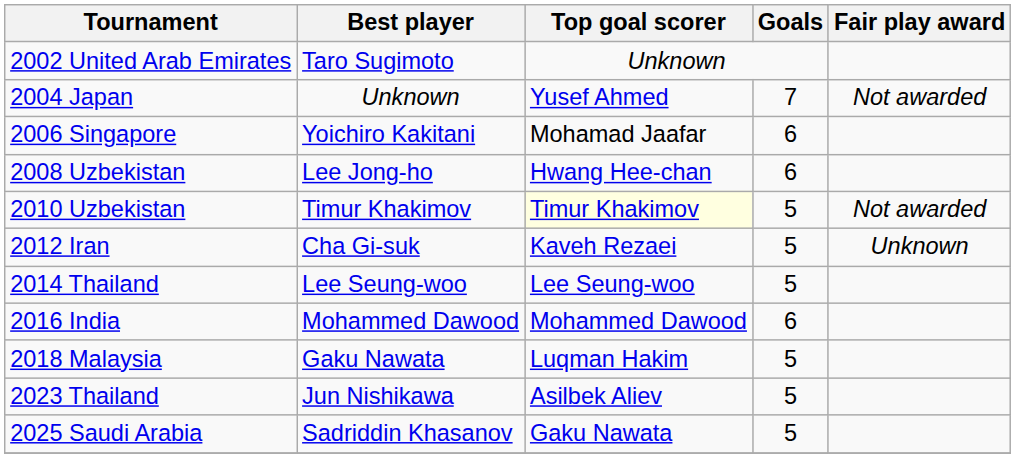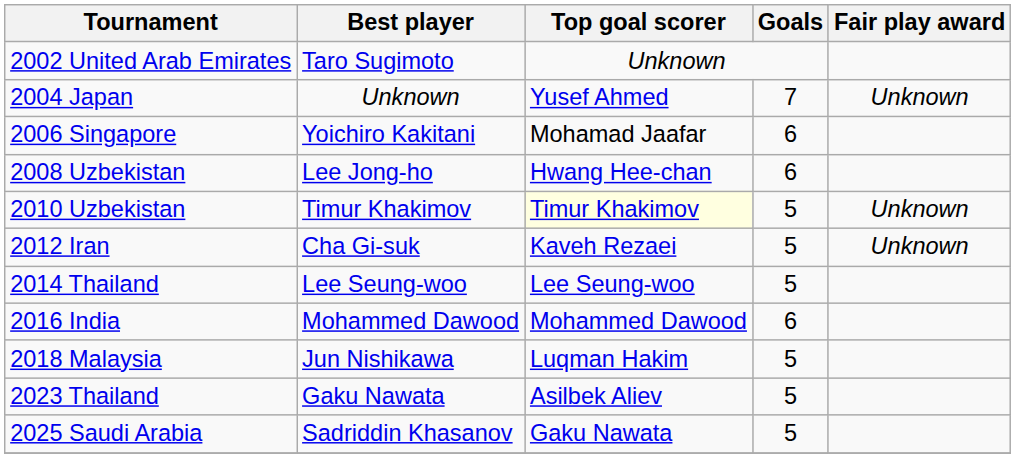(920, 97) Not awarded -> (920, 97) Unknown
(920, 209) Not awarded -> (920, 209) Unknown
(373, 358) Gaku Nawata -> (378, 358) Jun Nishikawa
(378, 396) Jun Nishikawa -> (373, 396) Gaku Nawata
